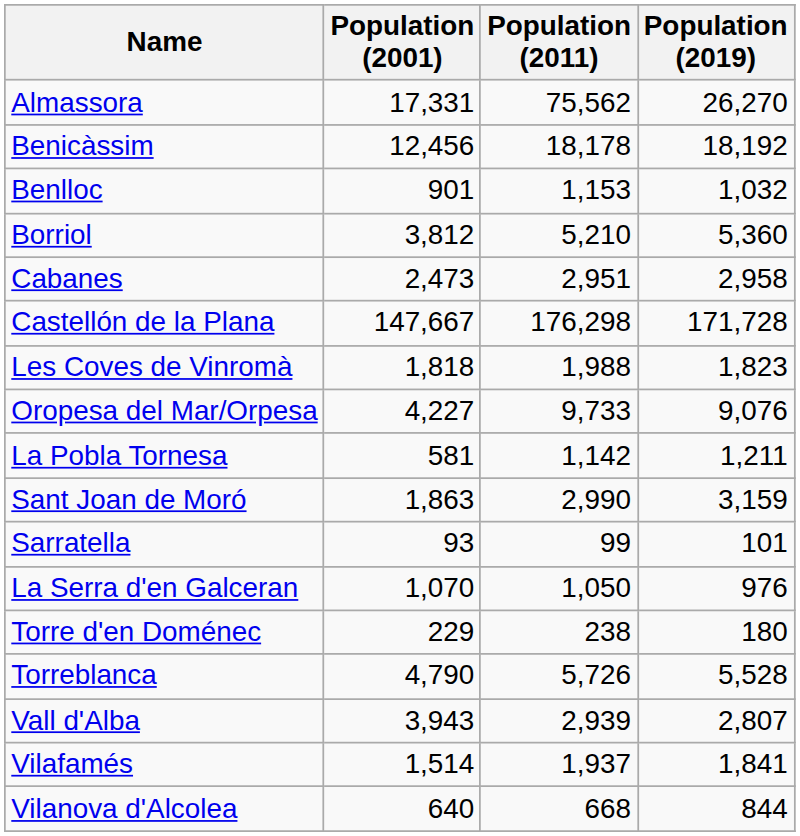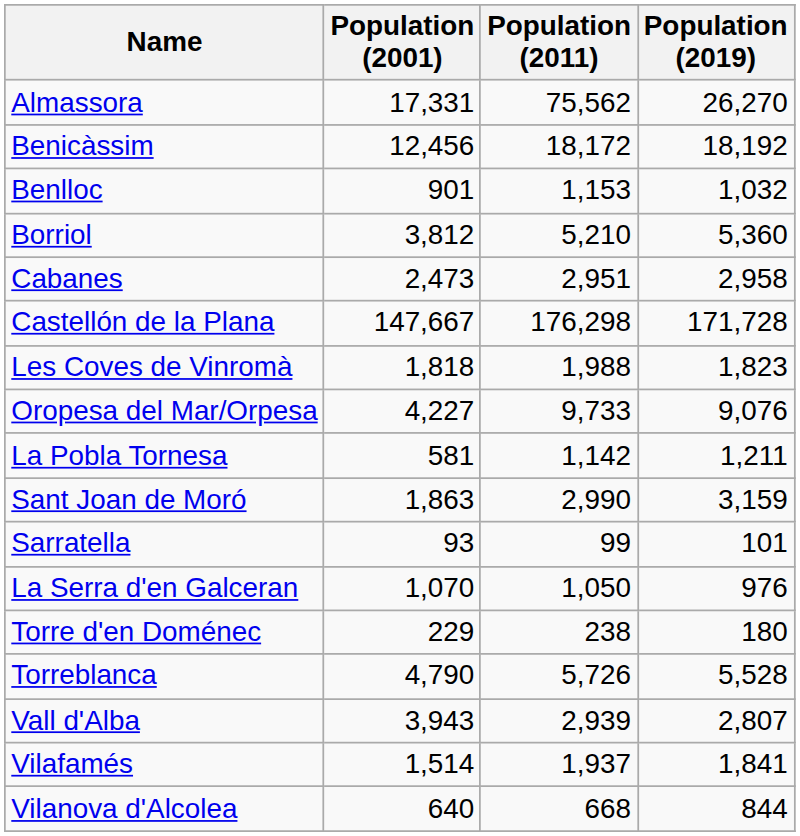(588, 146) 18,178 -> (588, 146) 18,172
